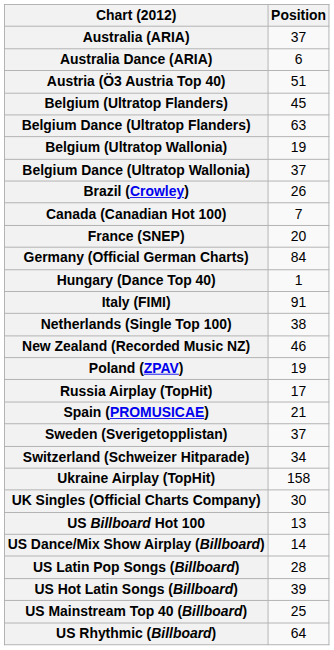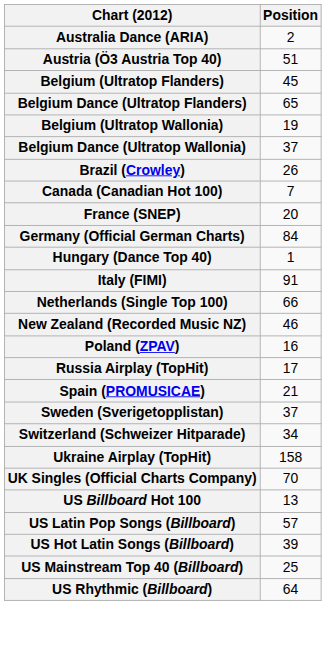- row: (136, 37)
(299, 59) 6 -> (291, 37) 2
(299, 125) 63 -> (291, 103) 65
(299, 324) 38 -> (291, 302) 66
(299, 368) 19 -> (291, 346) 16
(299, 501) 30 -> (291, 479) 70
- row: (136, 545)
(299, 567) 28 -> (291, 523) 57
